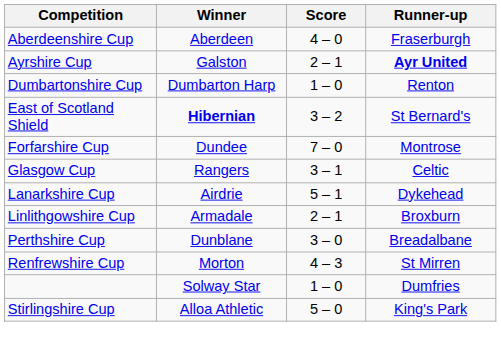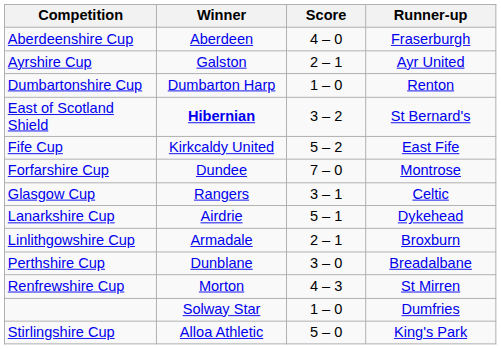(431, 62) bold -> (431, 62) normal
+ row: (35, 147)
